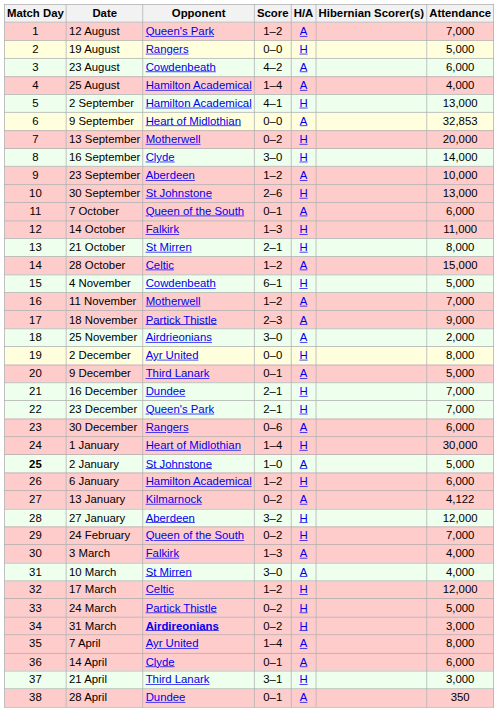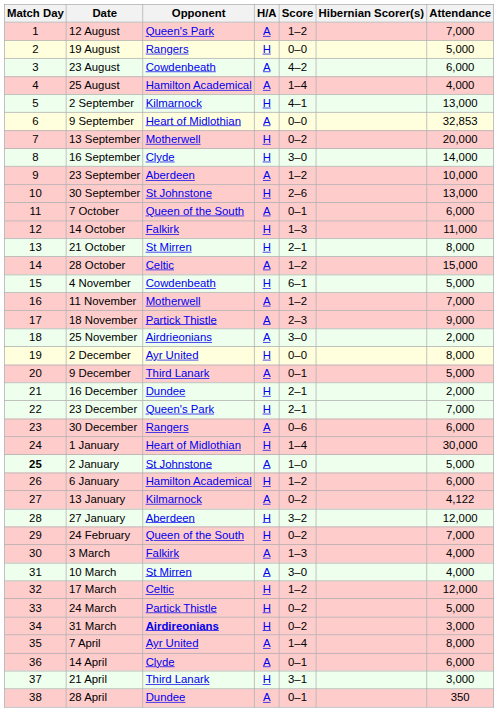columns swapped: (304, 13) <-> (273, 13)
(199, 103) Hamilton Academical -> (174, 103) Kilmarnock
(460, 391) 7,000 -> (460, 391) 2,000
